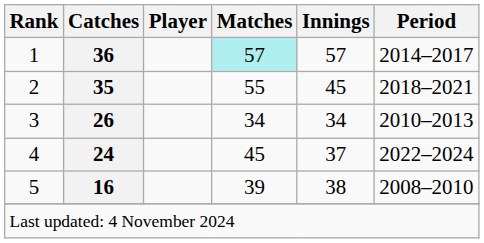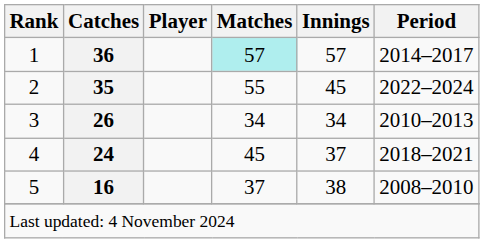(426, 87) 2018–2021 -> (426, 87) 2022–2024
(426, 154) 2022–2024 -> (426, 154) 2018–2021
(254, 187) 39 -> (254, 187) 37
